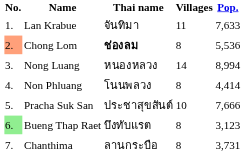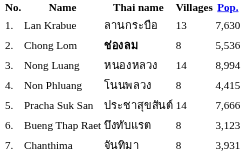(122, 25) จันทิมา -> (131, 25) ลานกระบือ
(181, 25) 11 -> (181, 25) 13
(228, 25) 7,633 -> (228, 25) 7,630
(9, 45) lightsalmon background -> (9, 45) no background
(228, 85) 4,414 -> (228, 85) 4,415
(181, 105) 10 -> (181, 105) 14
(9, 125) lightgreen background -> (9, 125) no background
(131, 145) ลานกระบือ -> (122, 145) จันทิมา
(228, 145) 3,731 -> (228, 145) 3,931
